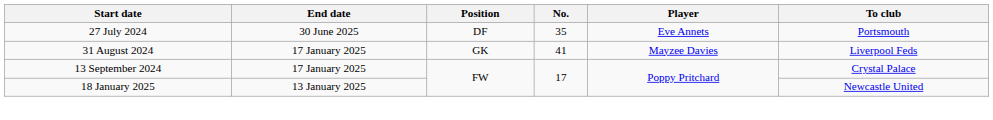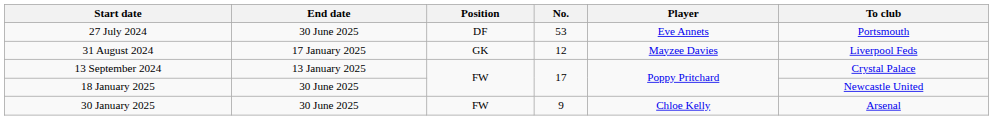(561, 31) 35 -> (561, 31) 53
(561, 50) 41 -> (561, 50) 12
(329, 68) 17 January 2025 -> (329, 68) 13 January 2025
(329, 86) 13 January 2025 -> (329, 86) 30 June 2025
+ row: (118, 105)
